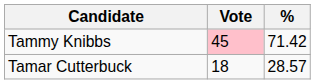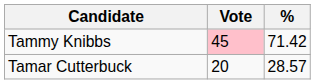(220, 66) 18 -> (220, 66) 20
